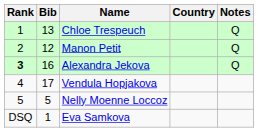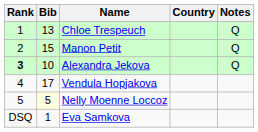(48, 48) 12 -> (48, 48) 15
(48, 65) 16 -> (48, 65) 10
(48, 100) no background -> (48, 100) lightyellow background
